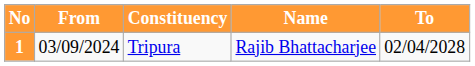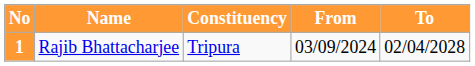columns swapped: (306, 18) <-> (79, 18)
